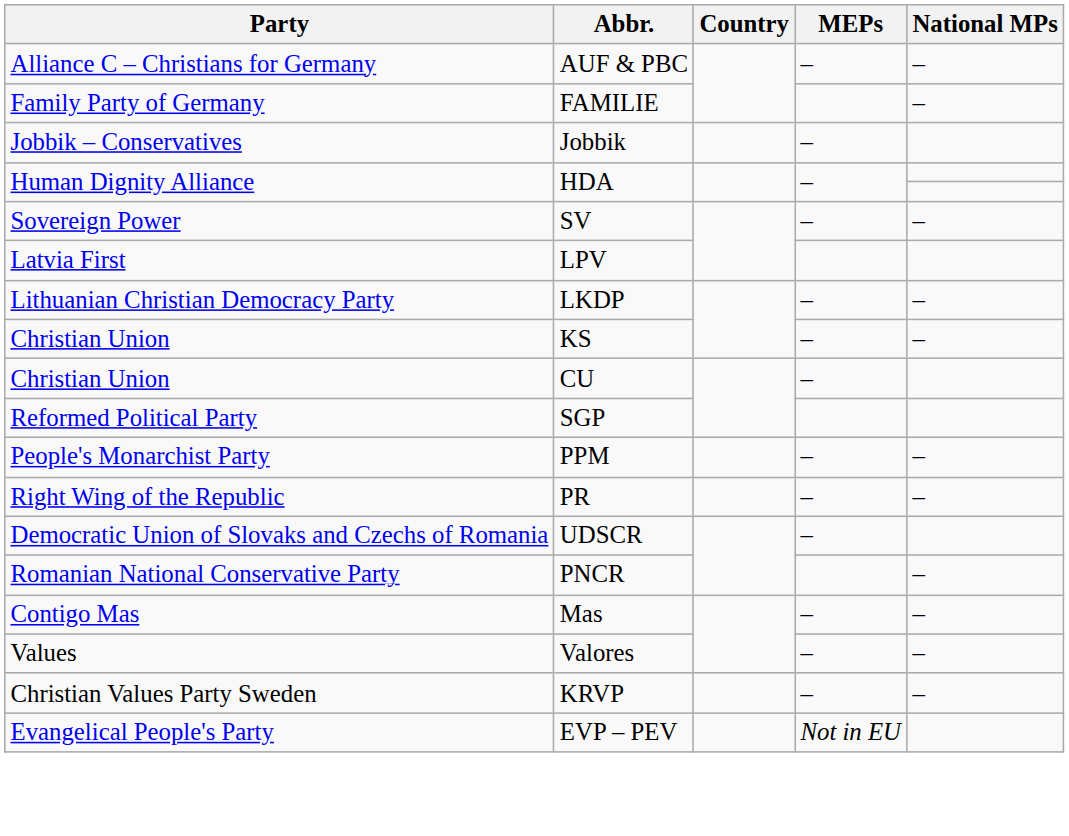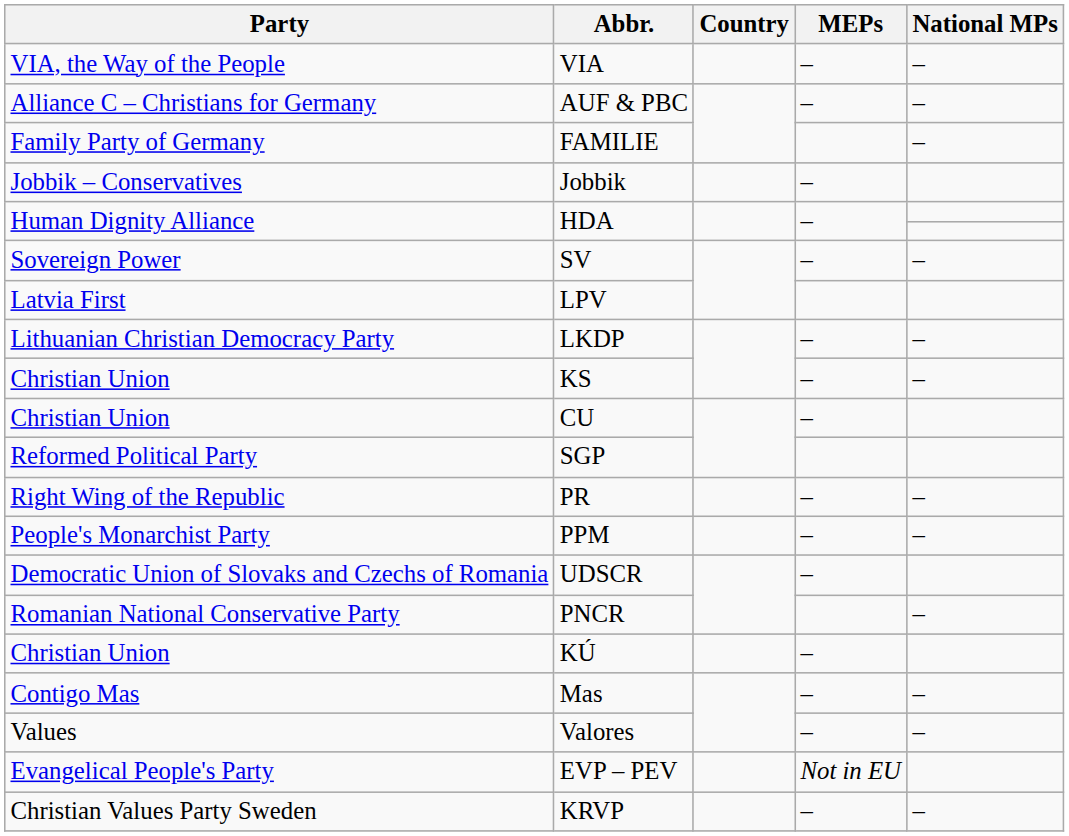+ row: (148, 63)
rows swapped: (148, 496) <-> (140, 456)
+ row: (90, 653)
rows swapped: (142, 732) <-> (164, 692)
